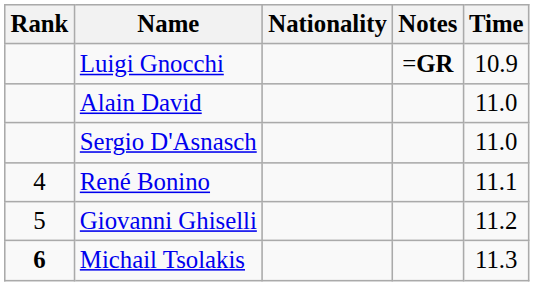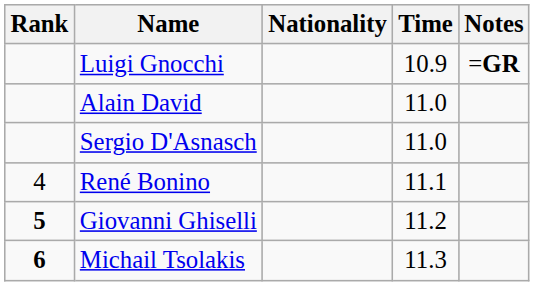columns swapped: (496, 24) <-> (428, 24)
(39, 220) normal -> (39, 220) bold
